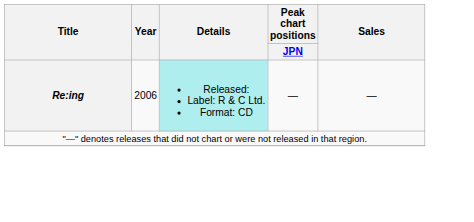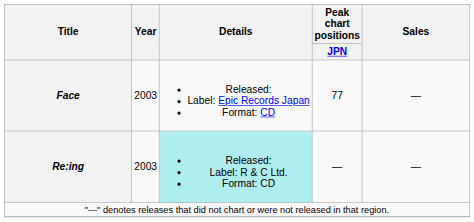+ row: (68, 95)
(146, 95) 2006 -> (146, 166) 2003
